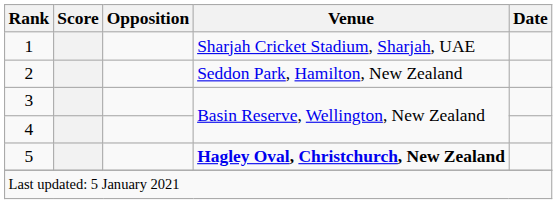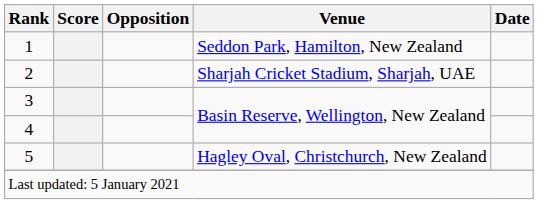(336, 45) Sharjah Cricket Stadium, Sharjah, UAE -> (330, 45) Seddon Park, Hamilton, New Zealand
(330, 73) Seddon Park, Hamilton, New Zealand -> (336, 73) Sharjah Cricket Stadium, Sharjah, UAE
(351, 156) bold -> (342, 156) normal
